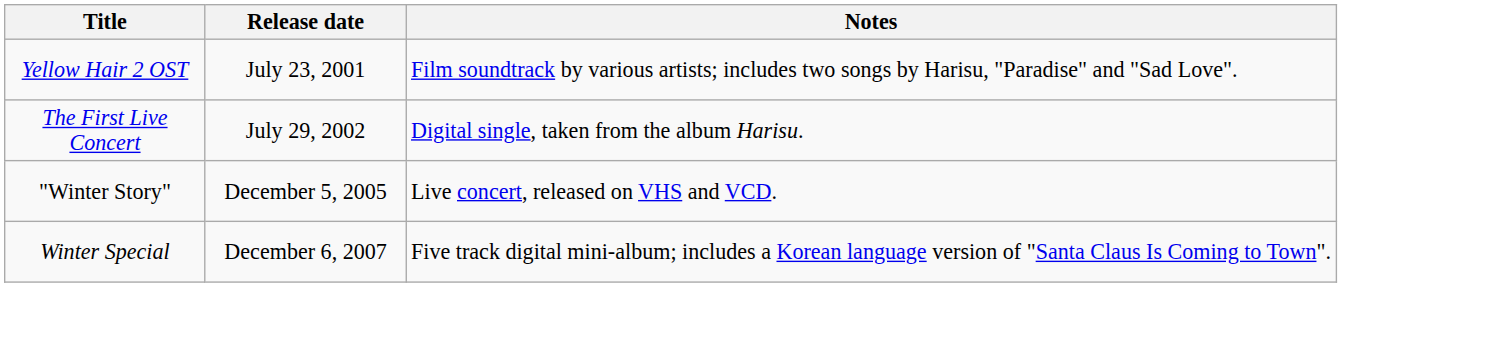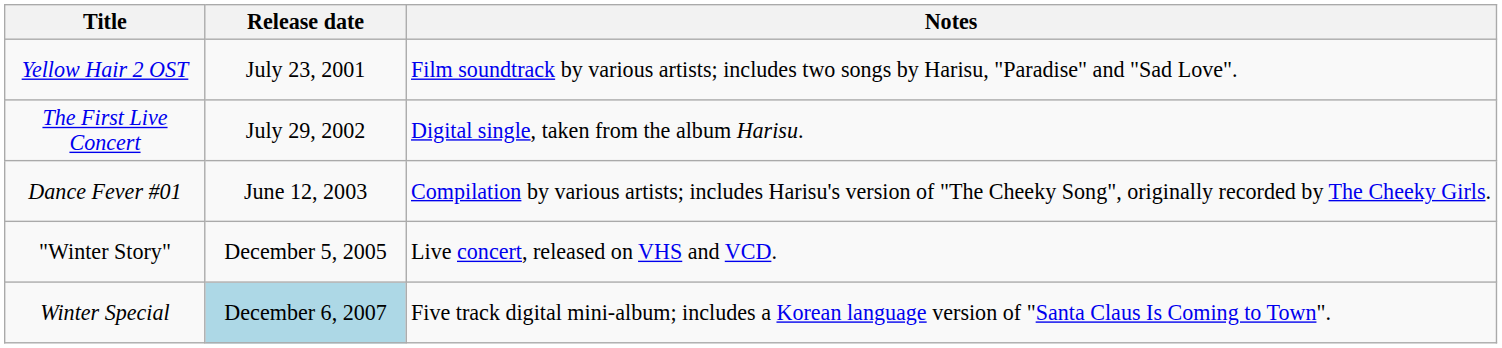+ row: (105, 191)
(306, 252) no background -> (306, 312) lightblue background
